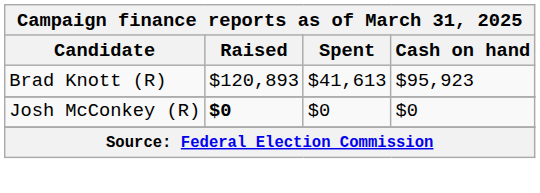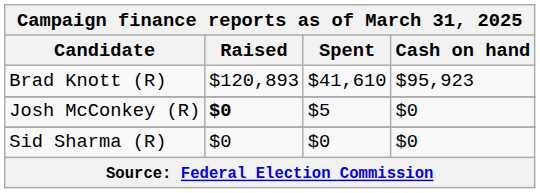(347, 81) $41,613 -> (347, 81) $41,610
(319, 112) $0 -> (319, 112) $5
+ row: (88, 142)
